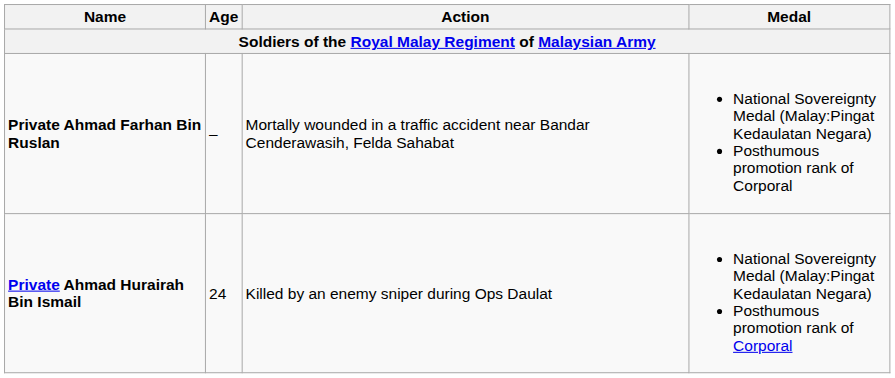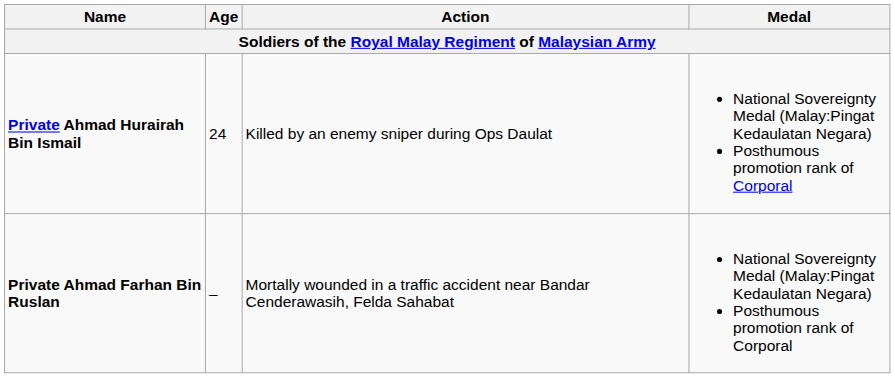rows swapped: (96, 293) <-> (105, 134)
